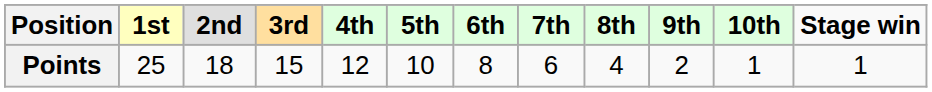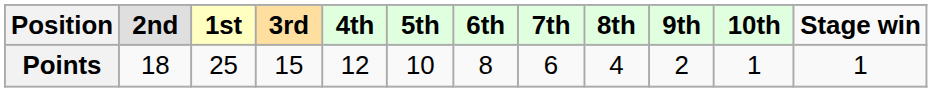columns swapped: (151, 25) <-> (219, 25)
